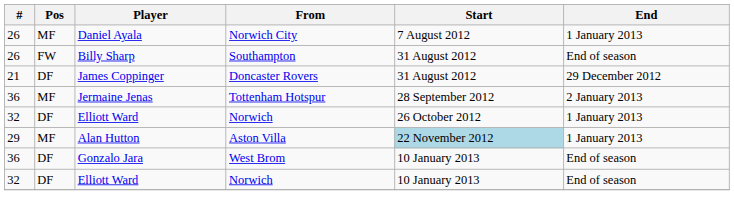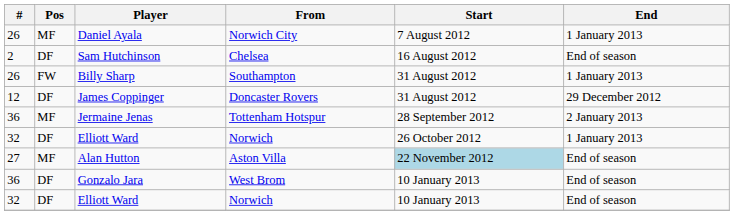+ row: (119, 56)
(601, 56) End of season -> (604, 76) 1 January 2013
(14, 76) 21 -> (14, 97) 12
(14, 138) 29 -> (14, 158) 27
(604, 138) 1 January 2013 -> (601, 158) End of season
